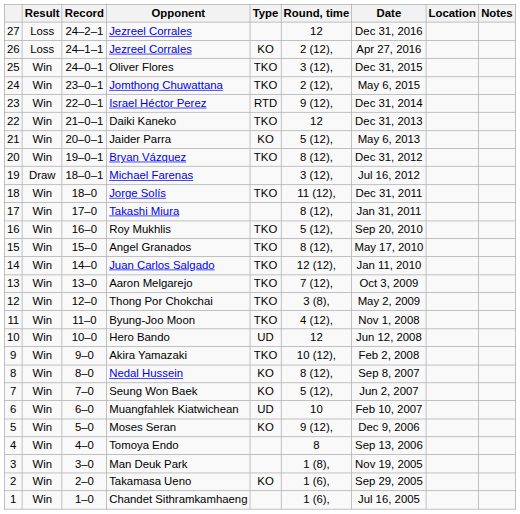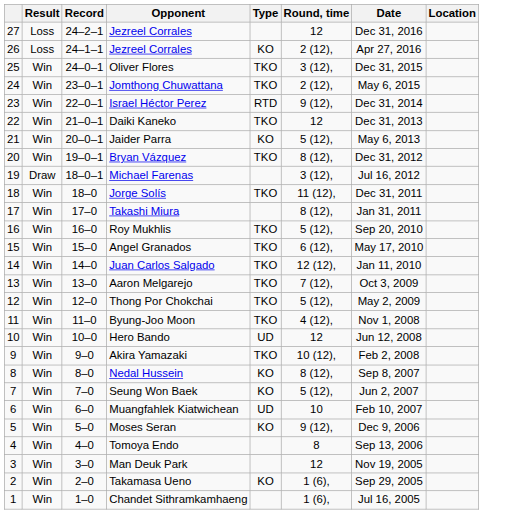- column: (497, 13)
(316, 247) 8 (12), -> (316, 247) 6 (12),
(316, 301) 3 (8), -> (316, 301) 5 (12),
(316, 463) 1 (8), -> (316, 463) 12
